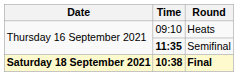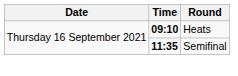(169, 29) normal -> (165, 29) bold
- row: (200, 63)
